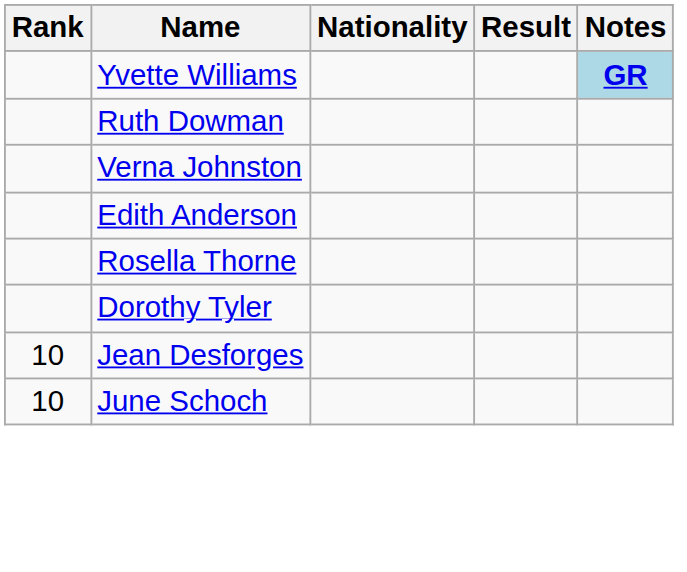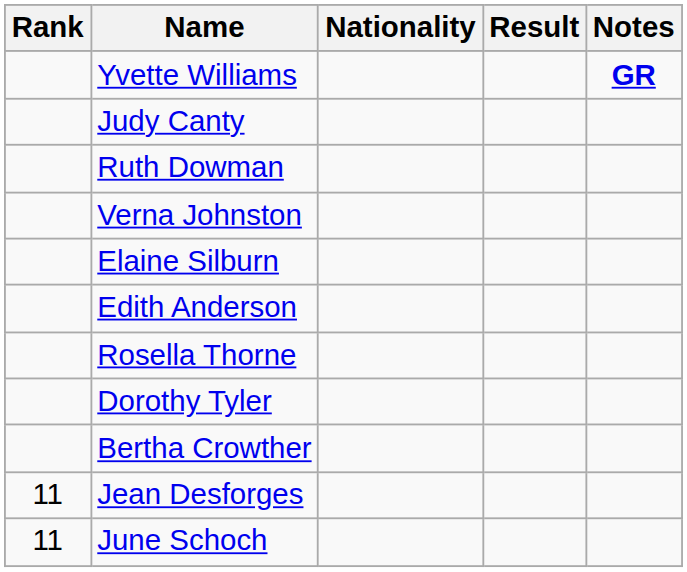(626, 74) lightblue background -> (634, 74) no background
+ row: (171, 121)
+ row: (188, 261)
+ row: (204, 448)
(48, 354) 10 -> (48, 494) 11
(48, 401) 10 -> (48, 541) 11
